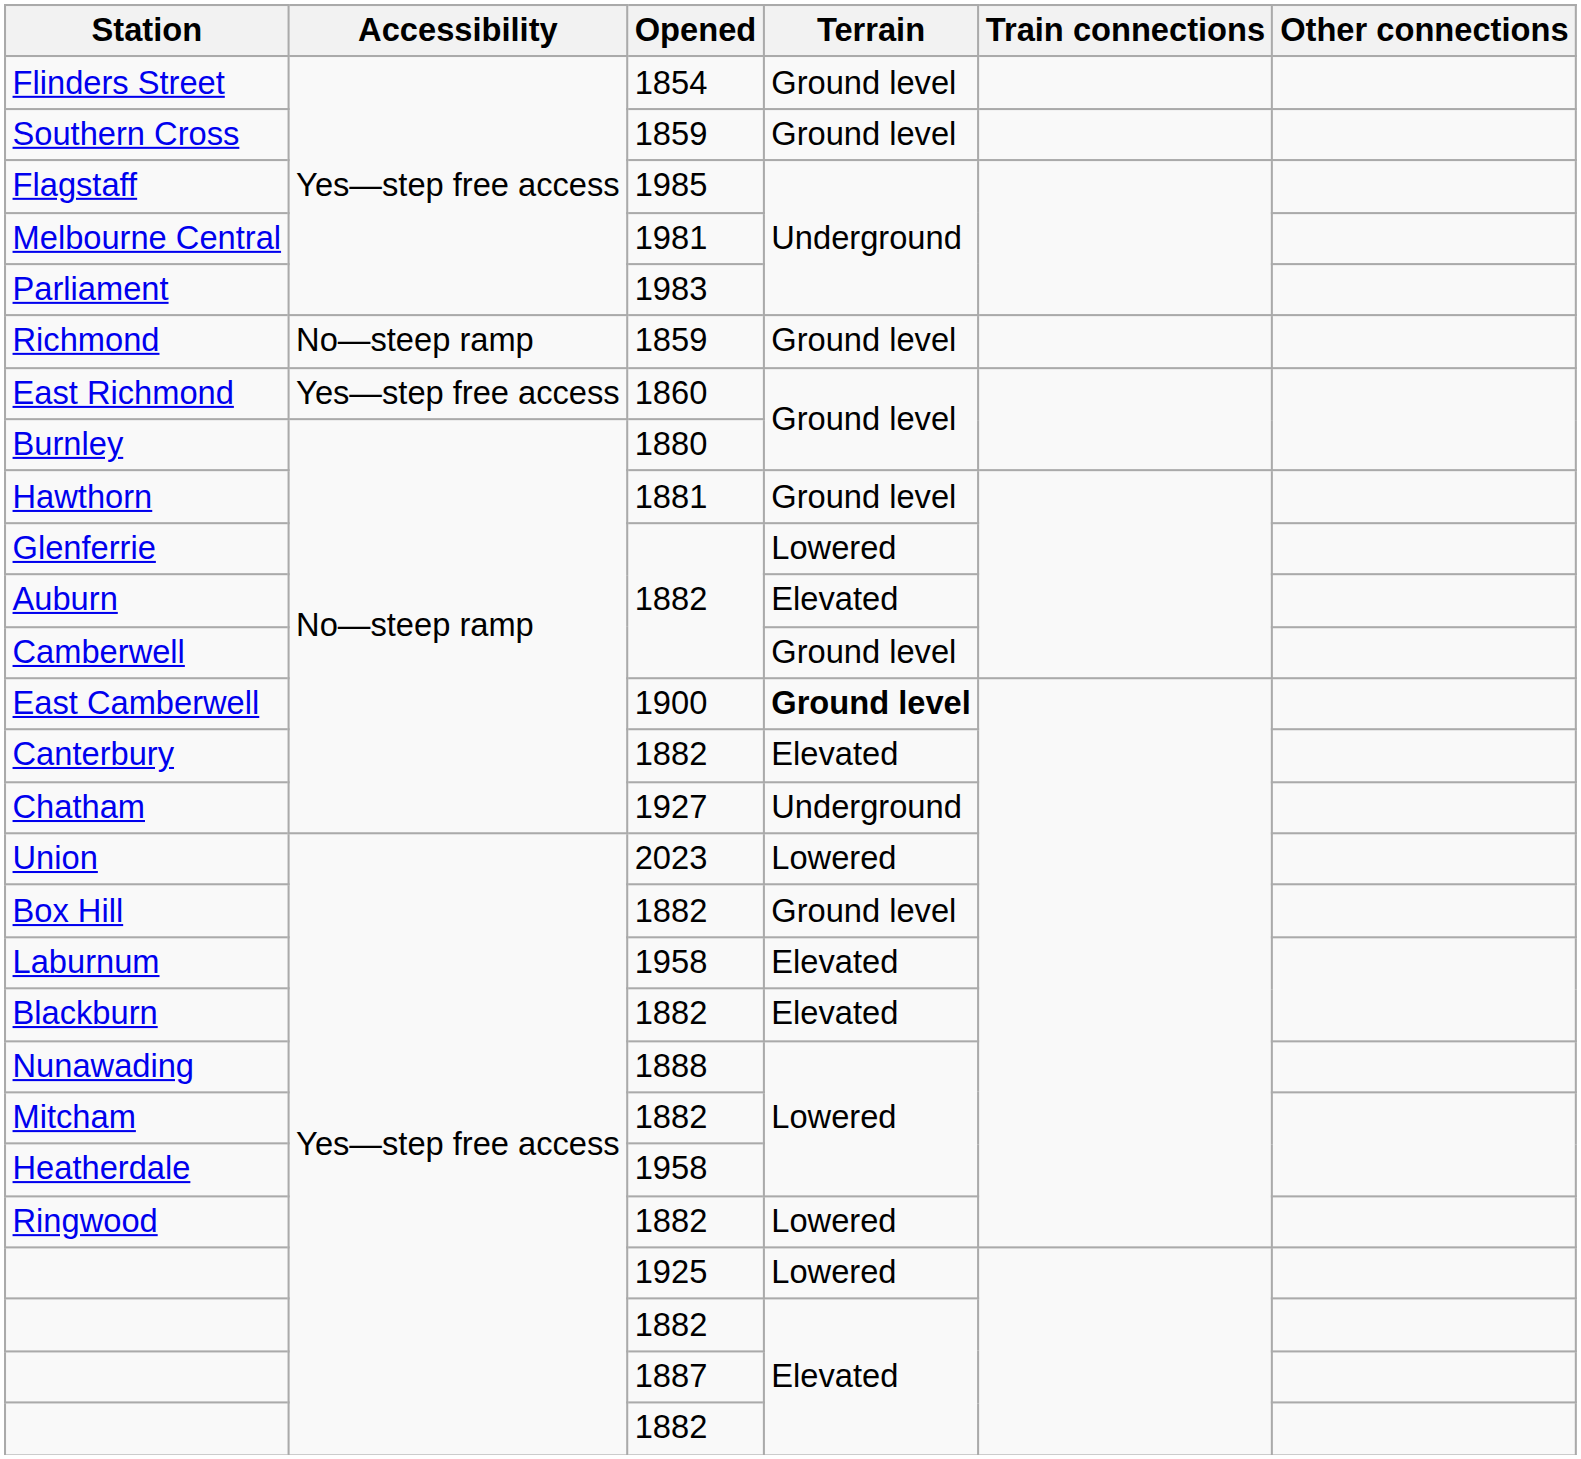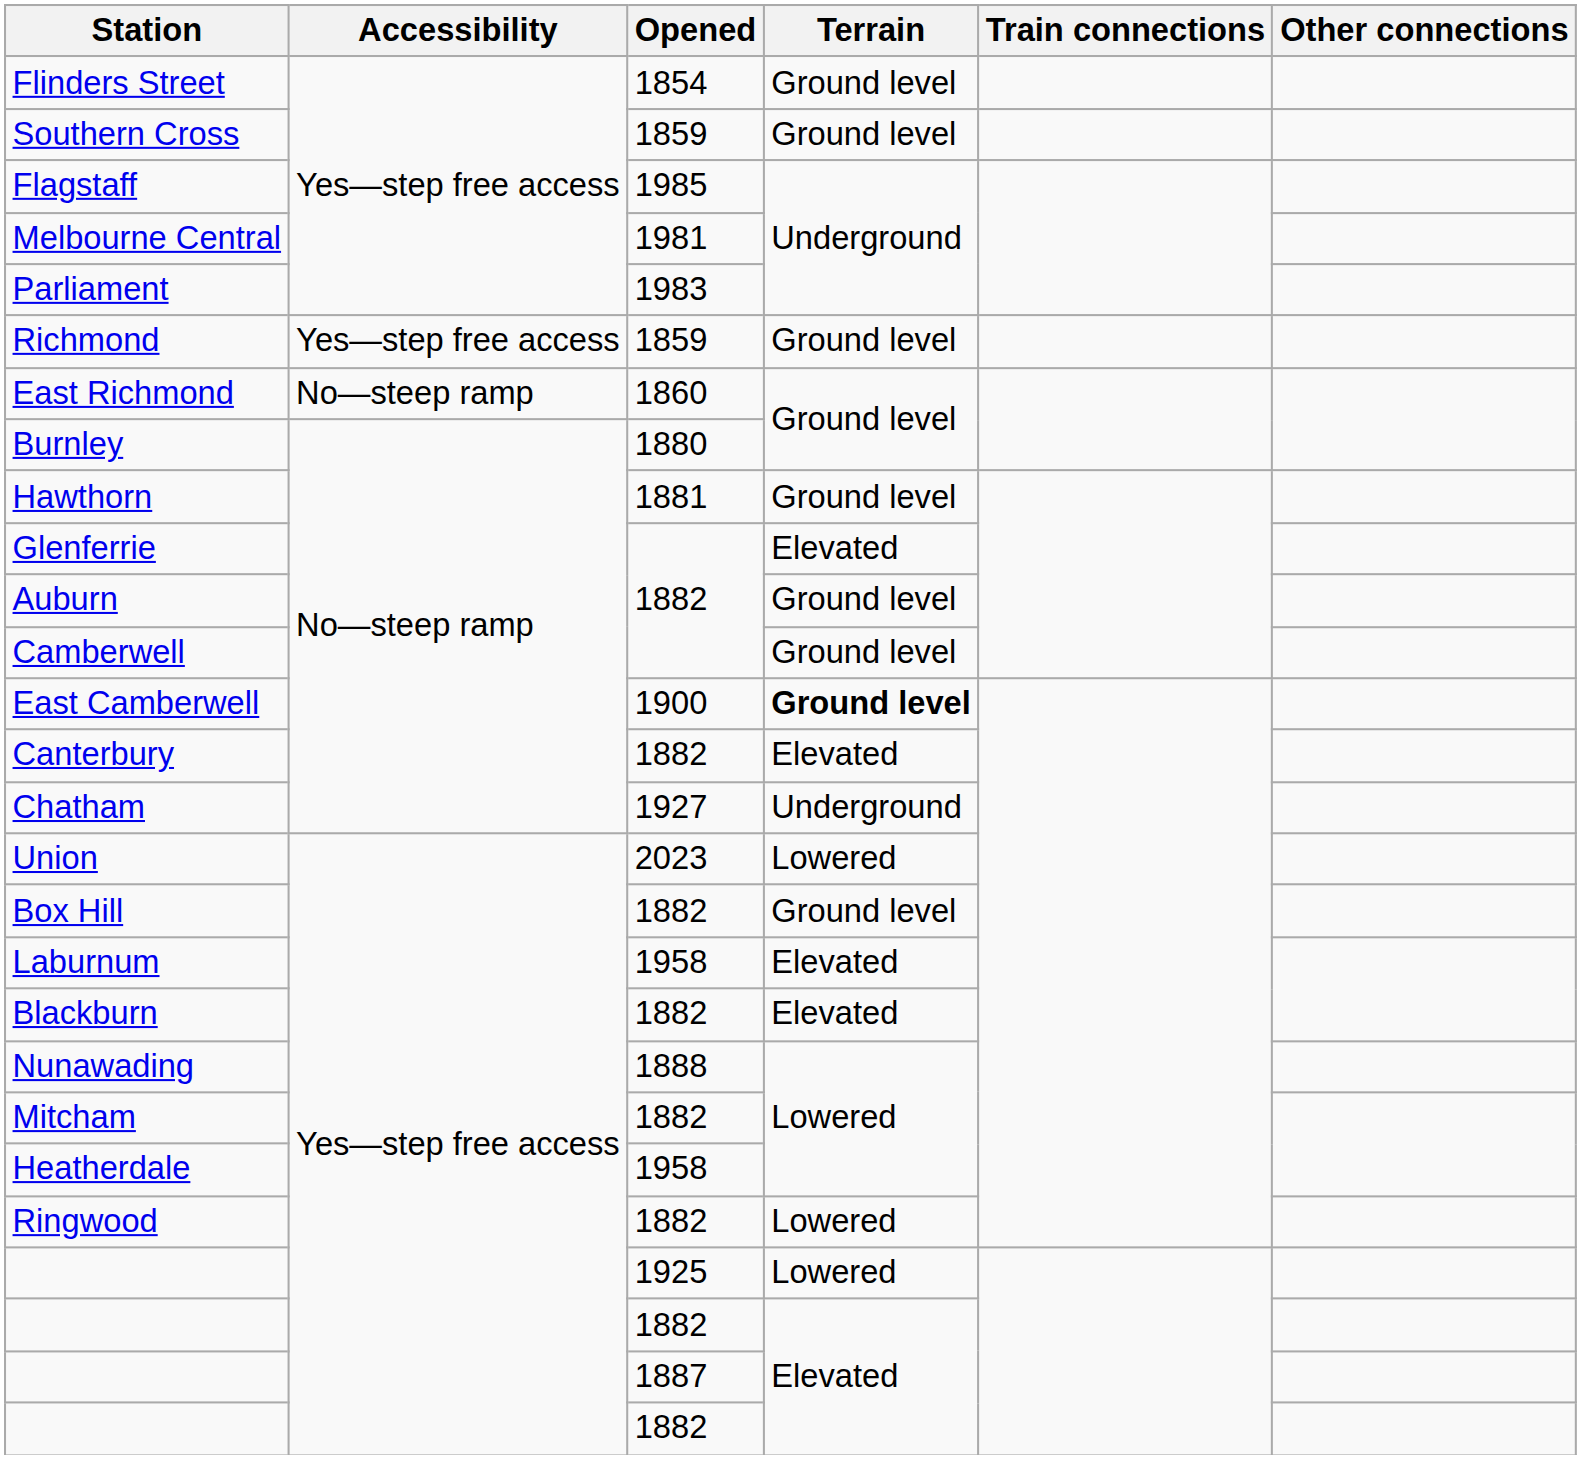(415, 340) No—steep ramp -> (458, 340) Yes—step free access
(458, 392) Yes—step free access -> (415, 392) No—steep ramp
(834, 548) Lowered -> (835, 548) Elevated
(835, 599) Elevated -> (864, 599) Ground level
